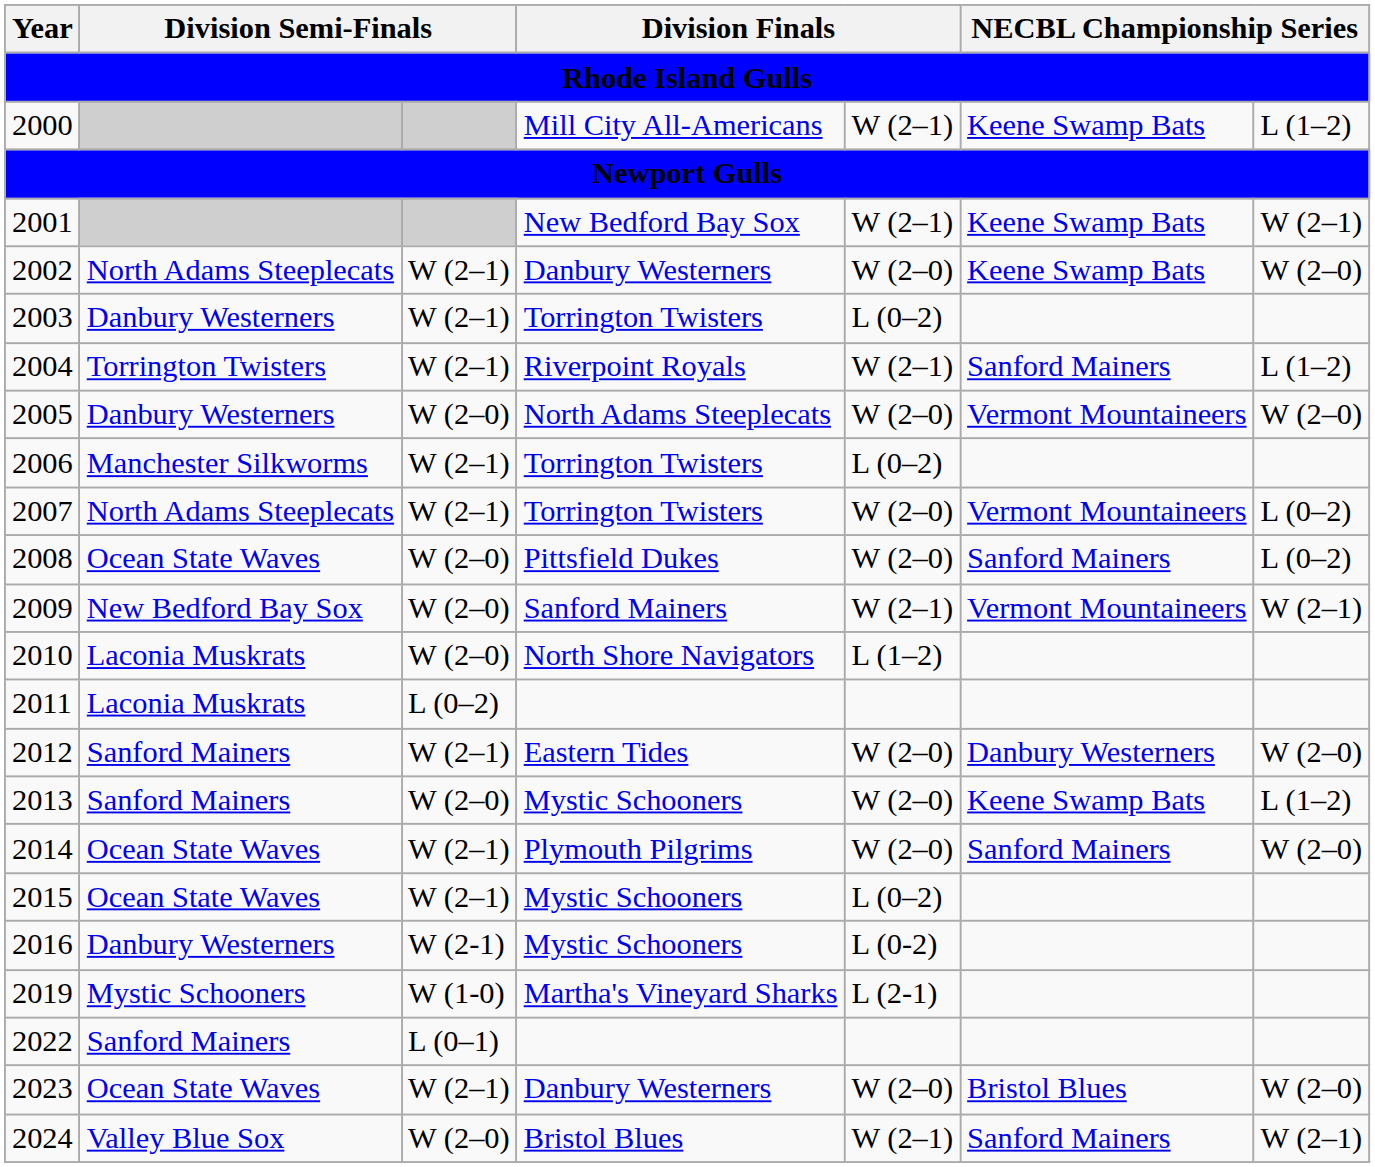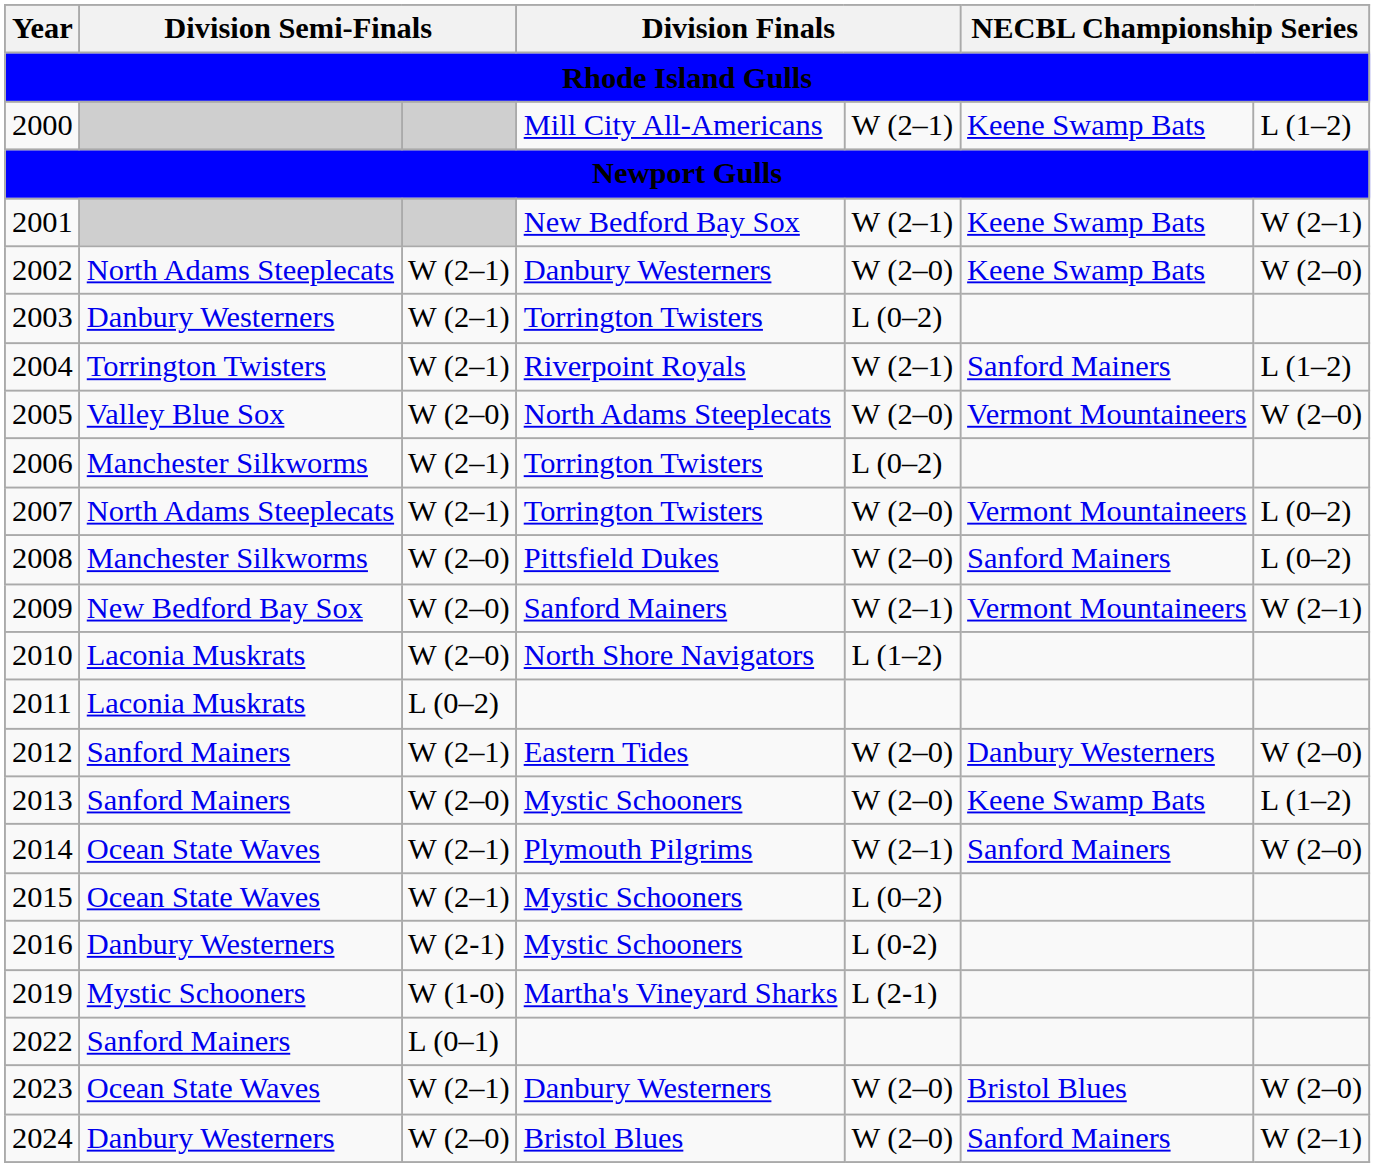(211, 414) Danbury Westerners -> (186, 414) Valley Blue Sox
(203, 558) Ocean State Waves -> (227, 558) Manchester Silkworms
(902, 848) W (2–0) -> (902, 848) W (2–1)
(186, 1137) Valley Blue Sox -> (211, 1137) Danbury Westerners
(902, 1137) W (2–1) -> (902, 1137) W (2–0)
